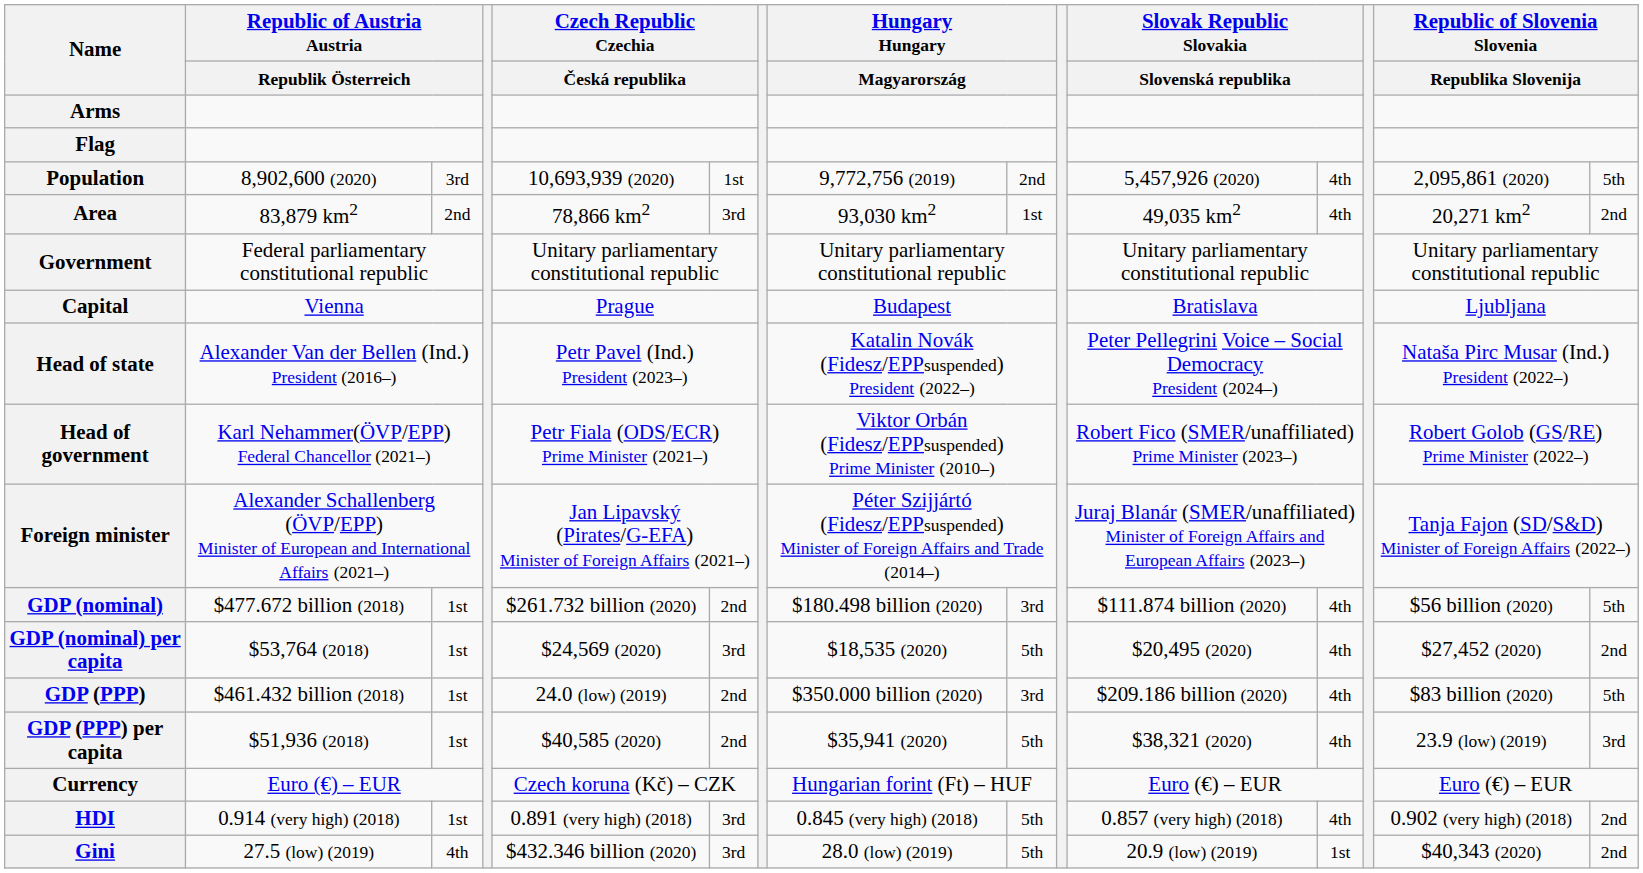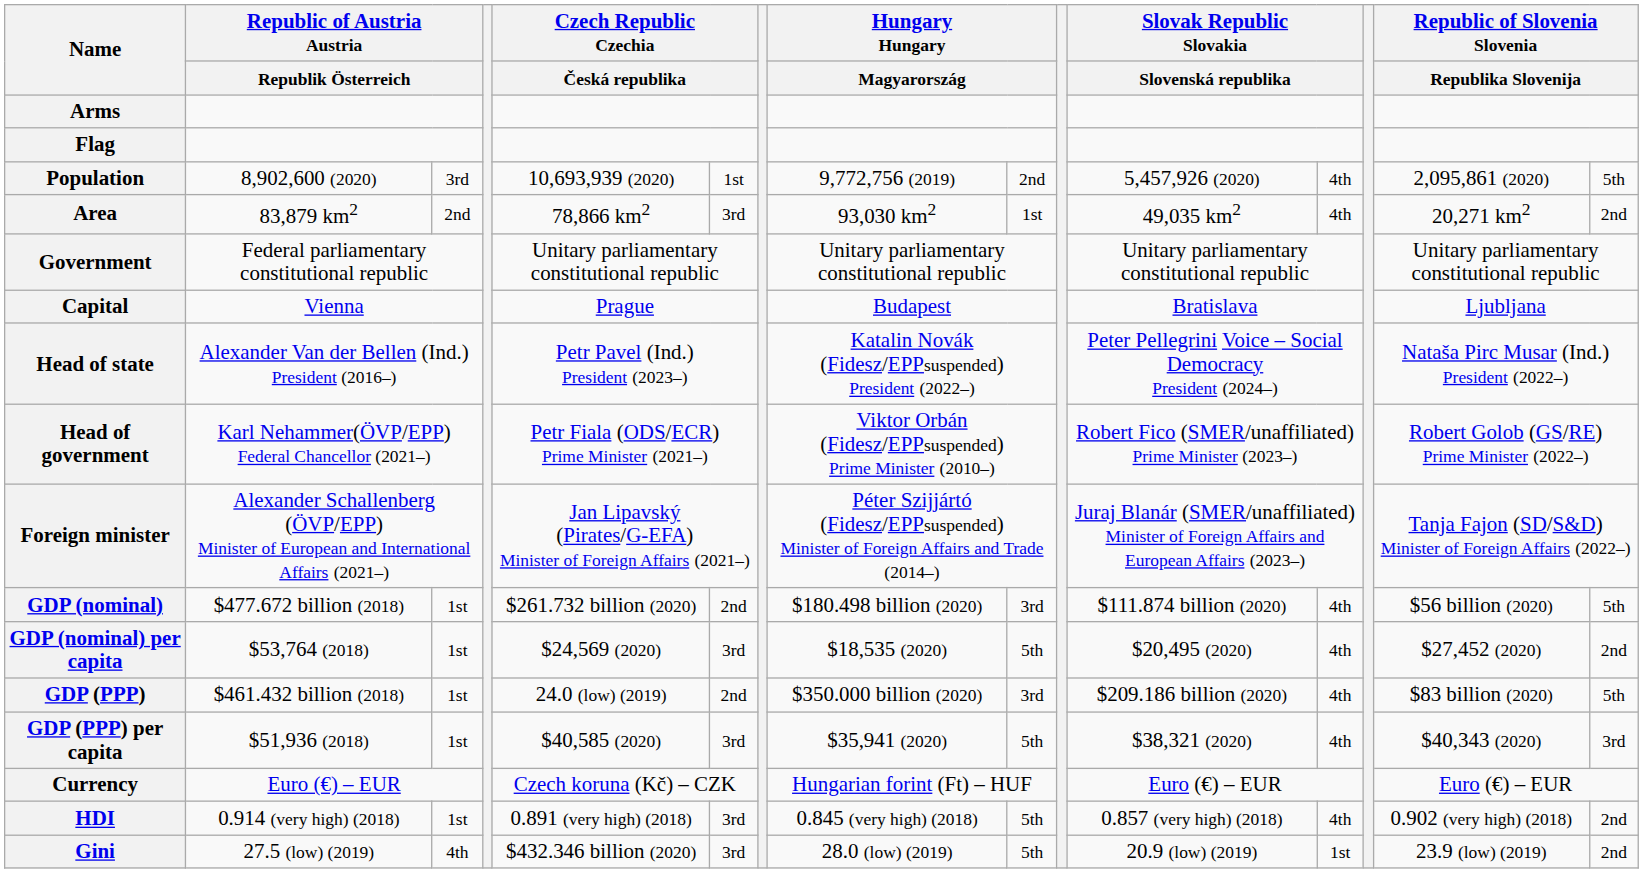(734, 741) 2nd -> (734, 741) 3rd
(1481, 739) 23.9 (low) (2019) -> (1481, 739) $40,343 (2020)
(1481, 851) $40,343 (2020) -> (1481, 851) 23.9 (low) (2019)
